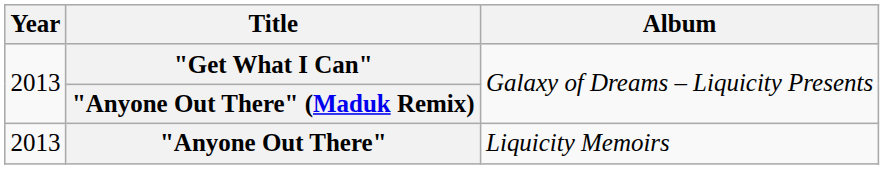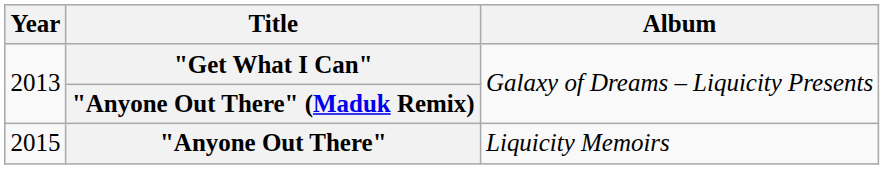(35, 143) 2013 -> (35, 143) 2015
